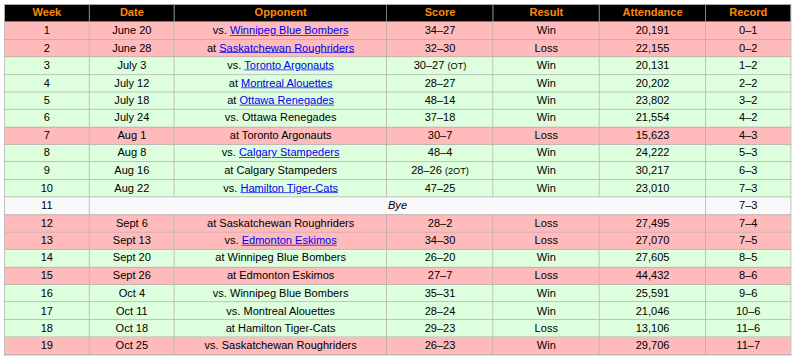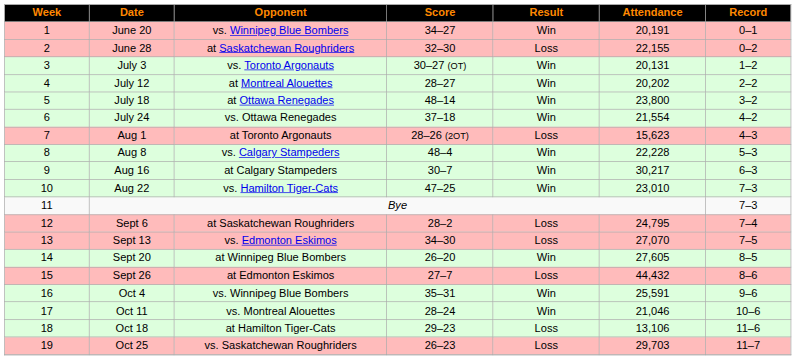(653, 100) 23,802 -> (653, 100) 23,800
(440, 135) 30–7 -> (440, 135) 28–26 (2OT)
(653, 153) 24,222 -> (653, 153) 22,228
(440, 170) 28–26 (2OT) -> (440, 170) 30–7
(653, 223) 27,495 -> (653, 223) 24,795
(546, 345) Win -> (546, 345) Loss
(653, 345) 29,706 -> (653, 345) 29,703
